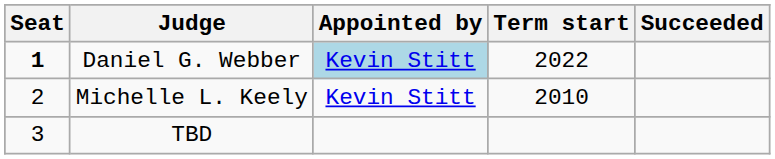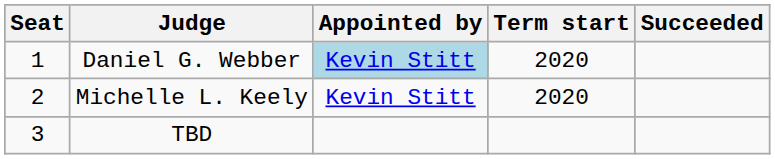(38, 60) bold -> (38, 60) normal
(562, 60) 2022 -> (562, 60) 2020
(562, 98) 2010 -> (562, 98) 2020
